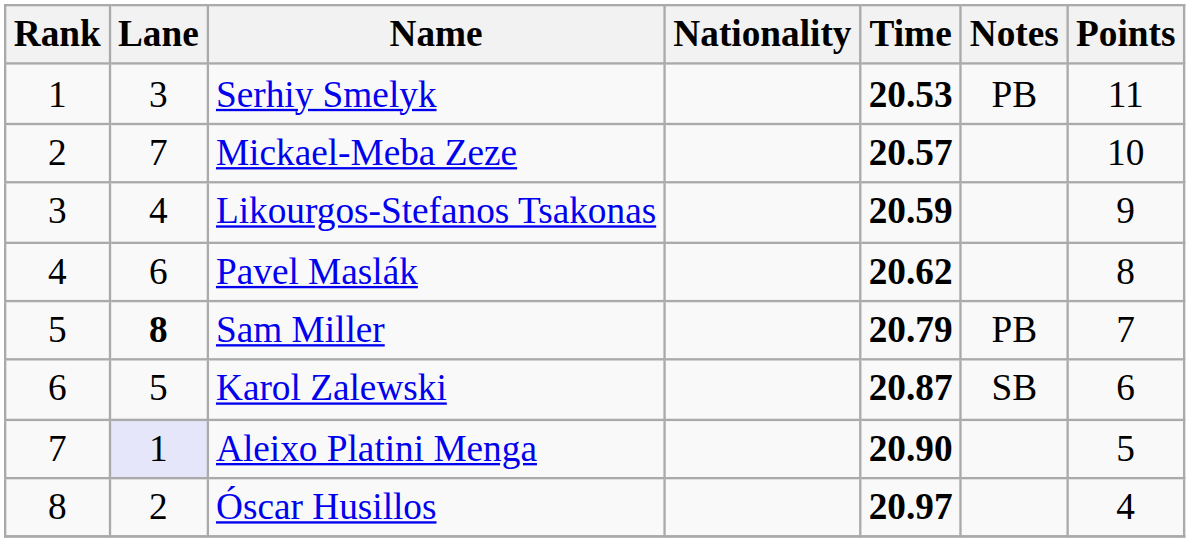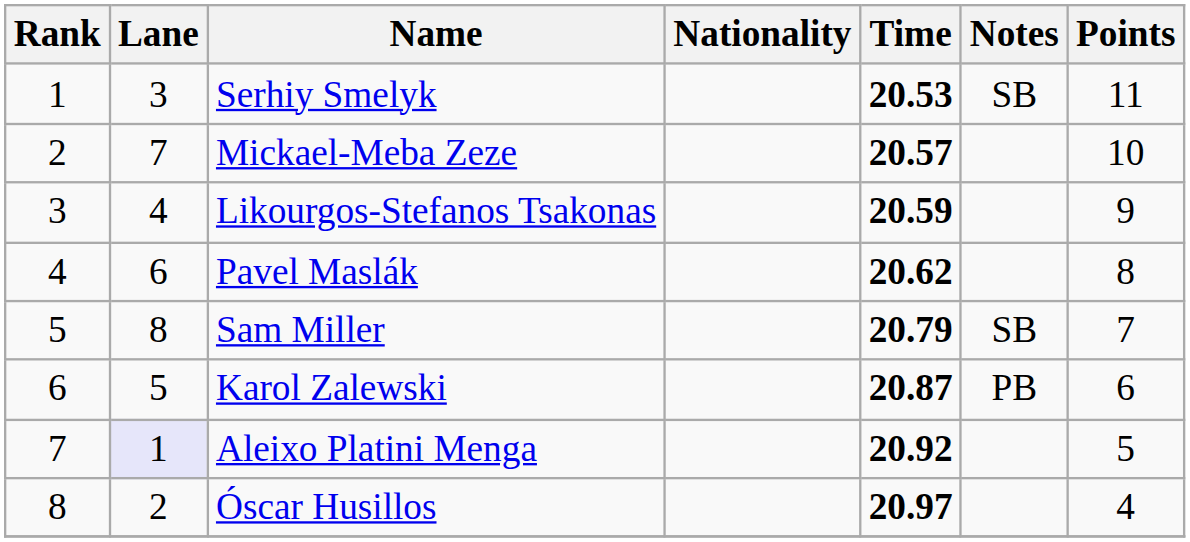(1014, 93) PB -> (1014, 93) SB
(158, 329) bold -> (158, 329) normal
(1014, 329) PB -> (1014, 329) SB
(1014, 388) SB -> (1014, 388) PB
(911, 447) 20.90 -> (911, 447) 20.92
